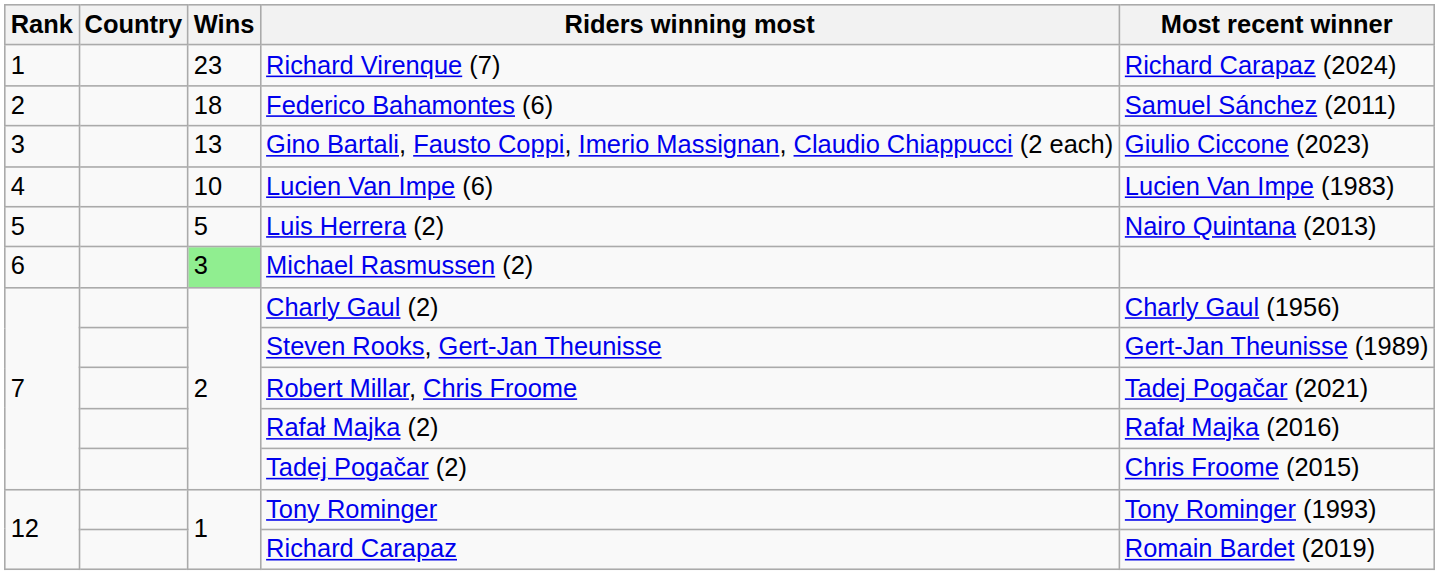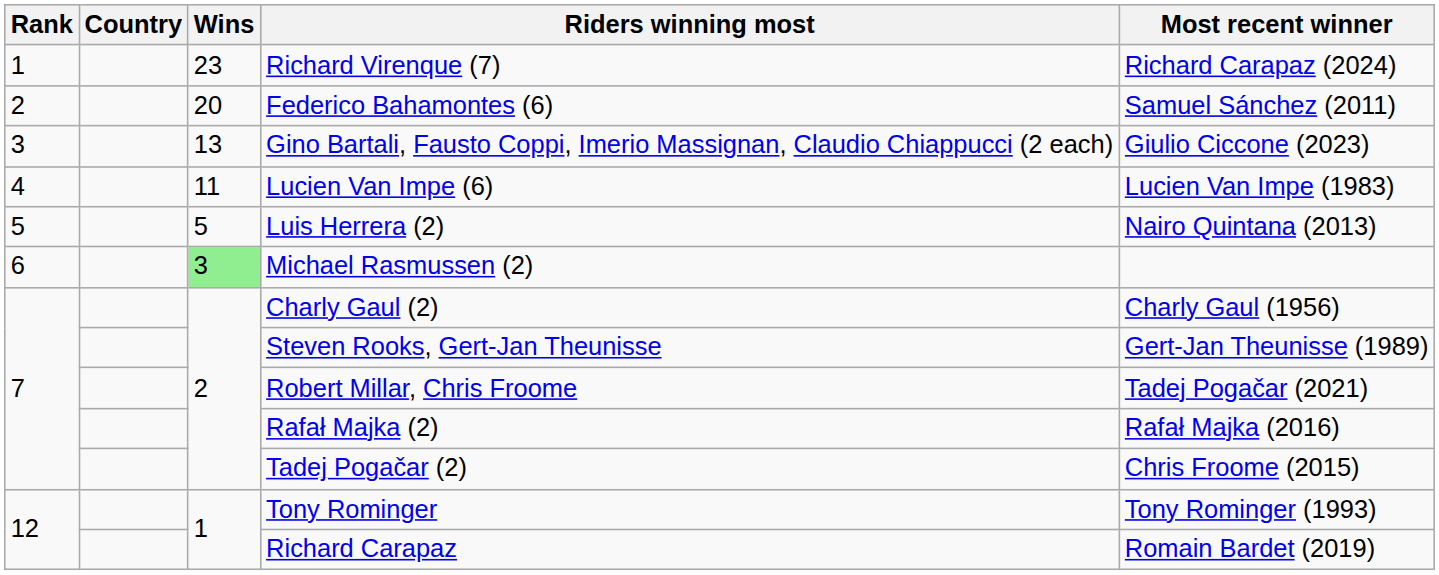(208, 105) 18 -> (208, 105) 20
(208, 186) 10 -> (207, 186) 11
